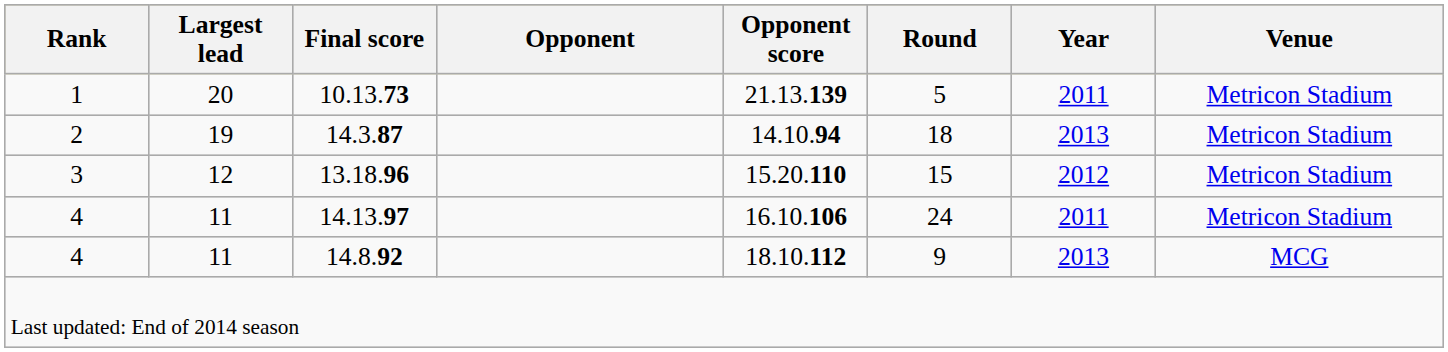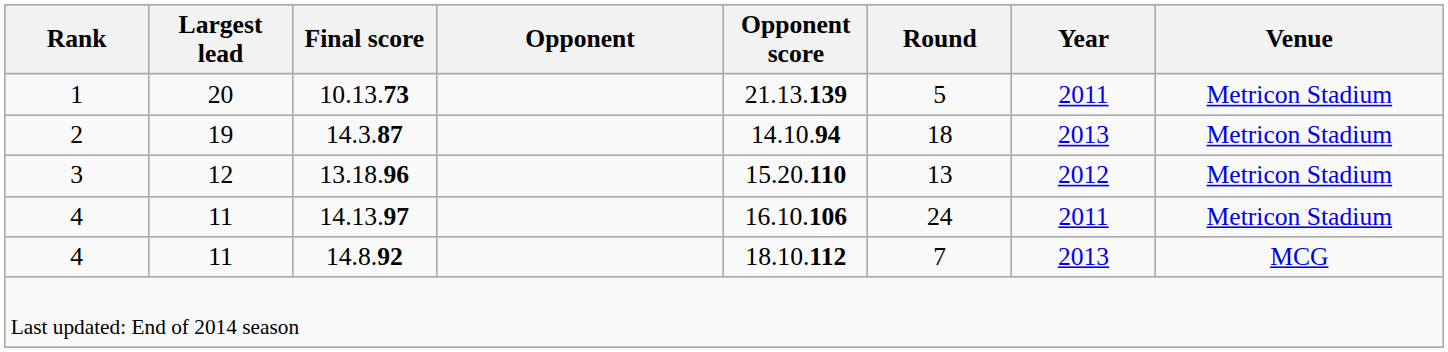(940, 175) 15 -> (940, 175) 13
(940, 256) 9 -> (940, 256) 7
